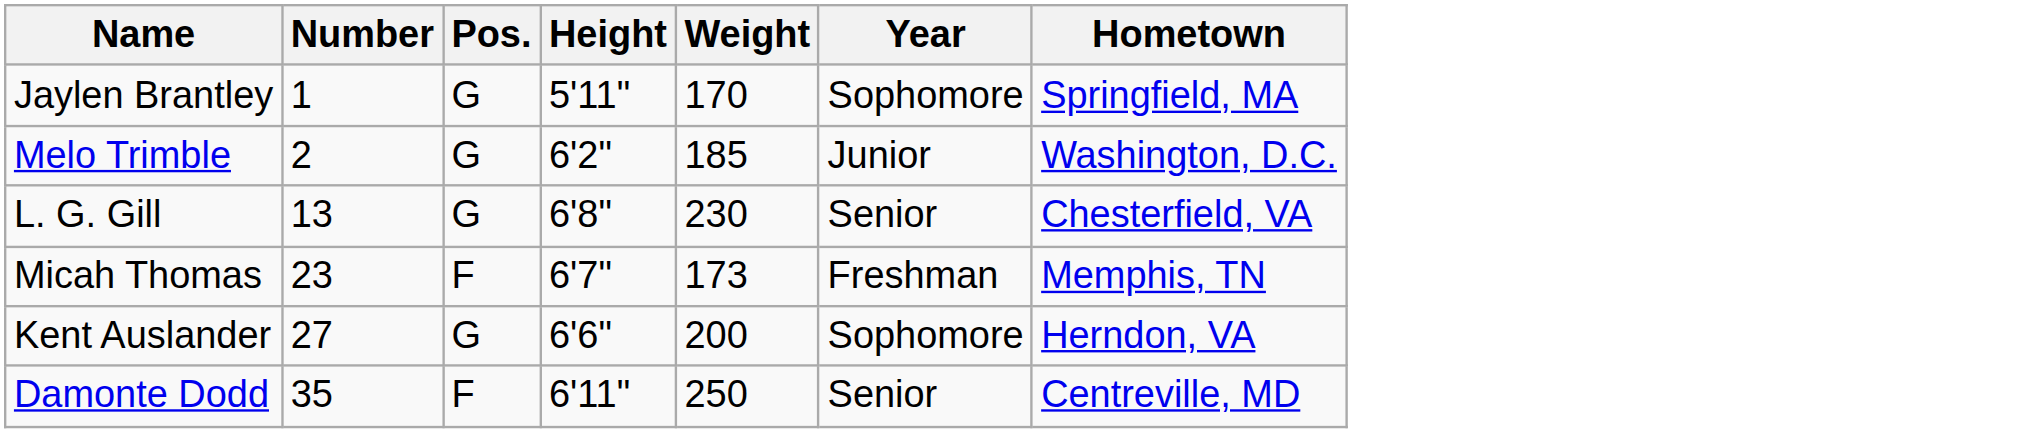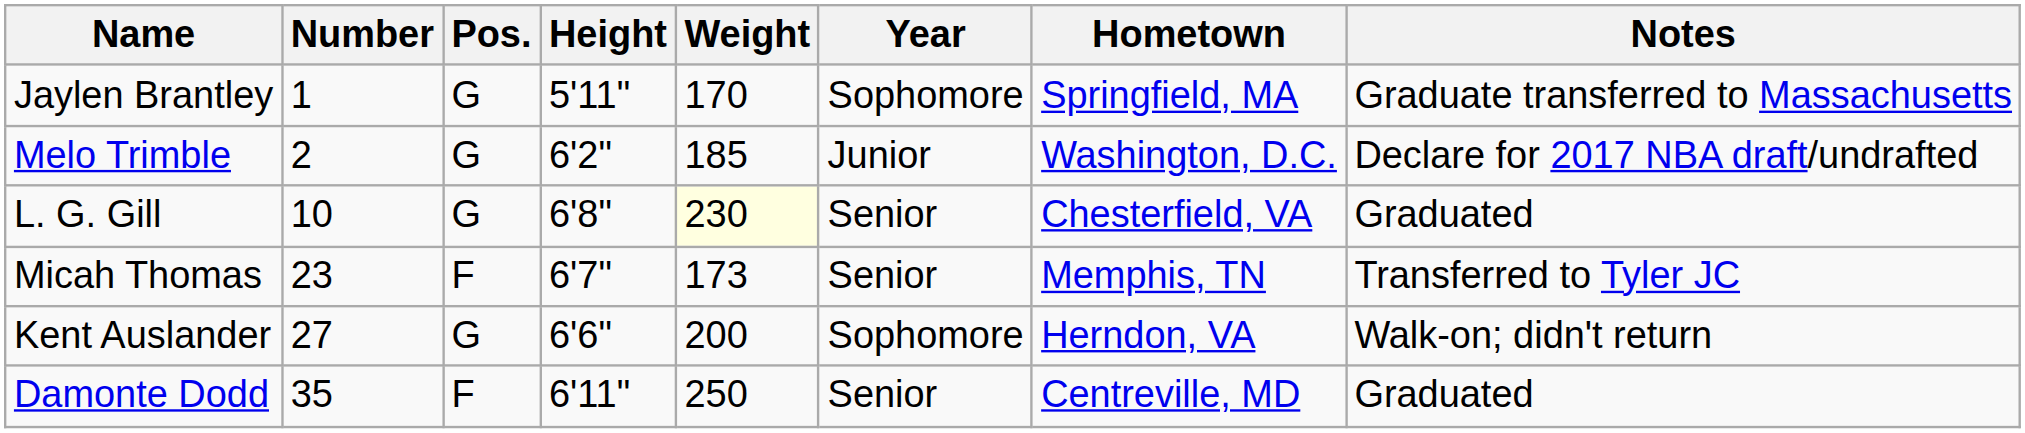+ column: (1683, 34)
(312, 214) 13 -> (312, 214) 10
(716, 214) no background -> (716, 214) lightyellow background
(913, 275) Freshman -> (882, 275) Senior
